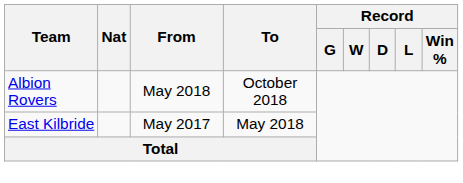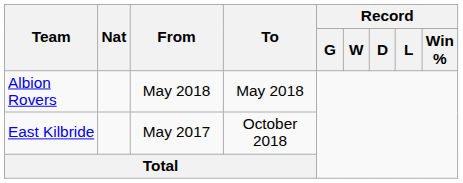(270, 91) October 2018 -> (270, 91) May 2018
(270, 124) May 2018 -> (270, 132) October 2018
